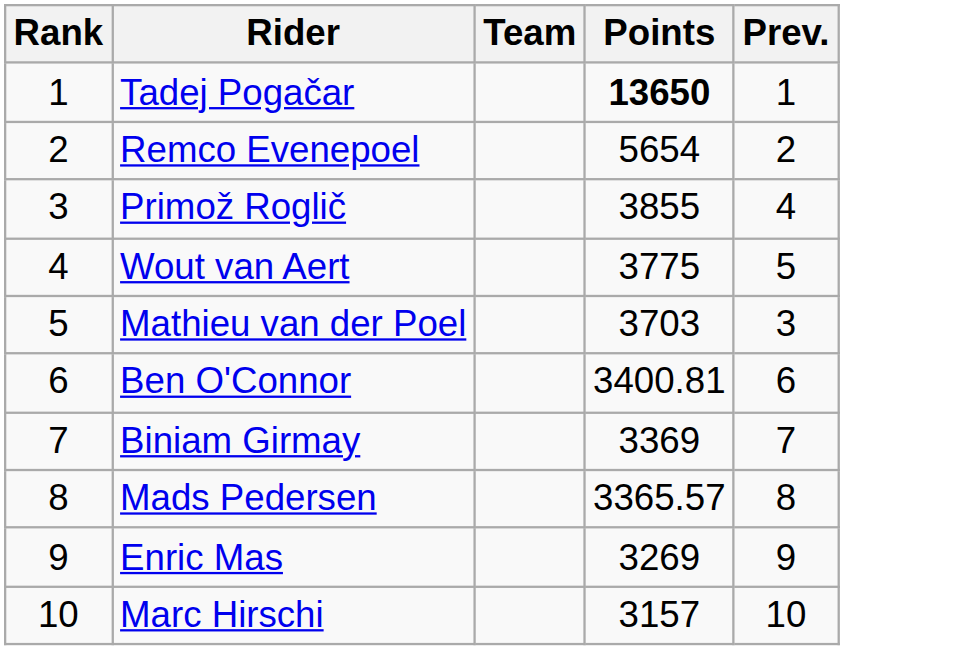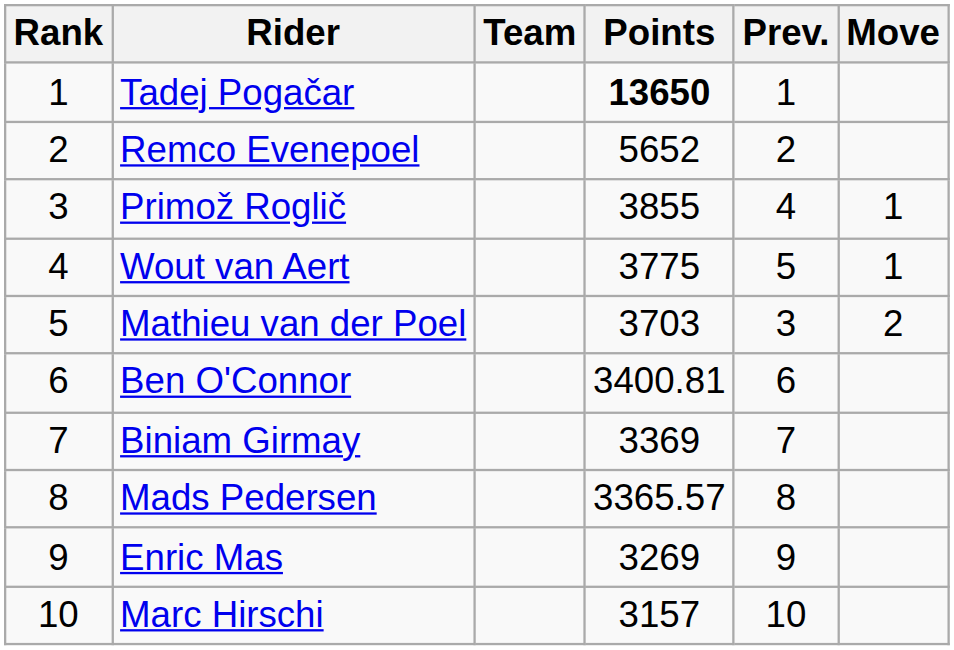+ column: (893, 33)
(659, 149) 5654 -> (659, 149) 5652
